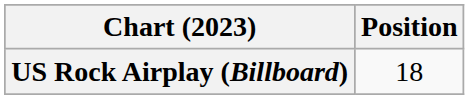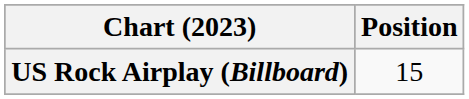(409, 71) 18 -> (409, 71) 15
